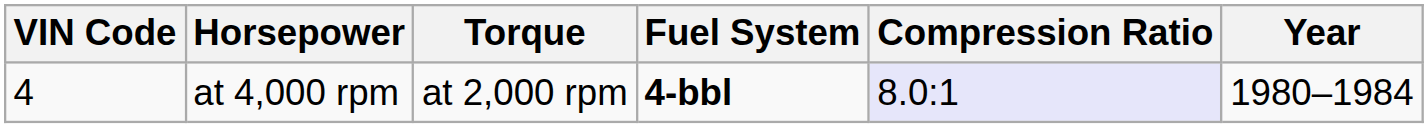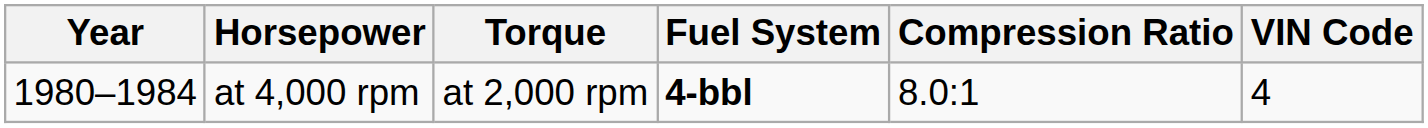columns swapped: (1322, 33) <-> (95, 33)
(918, 91) lavender background -> (939, 91) no background
